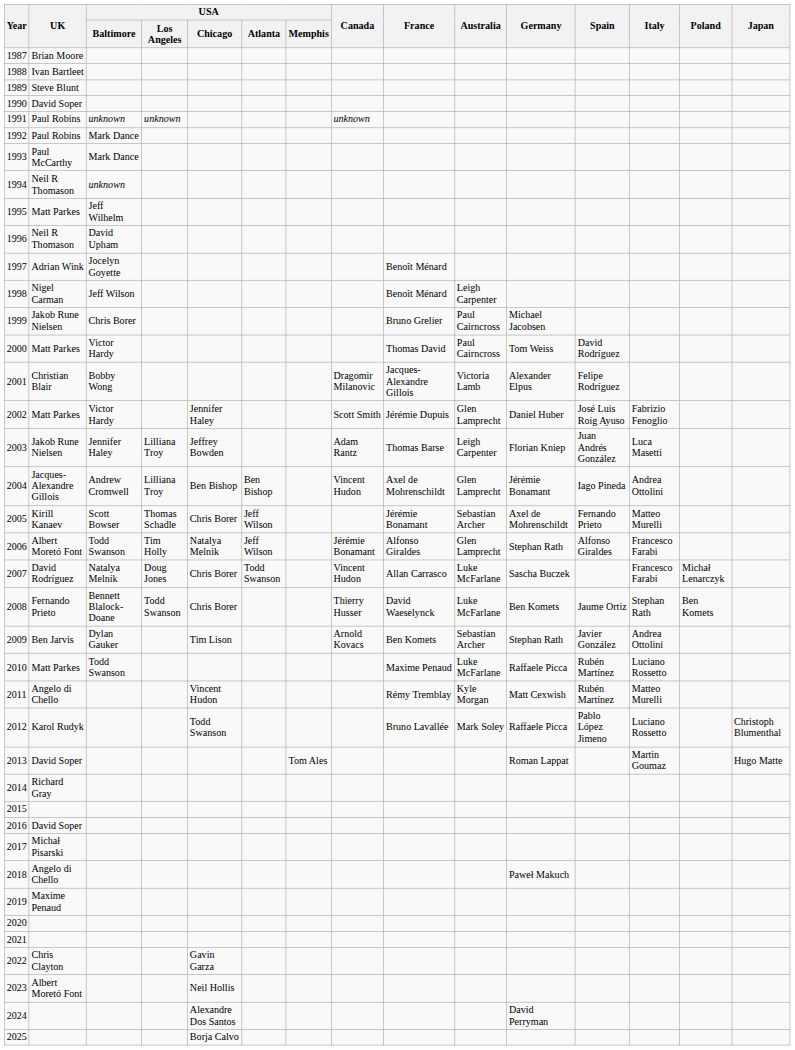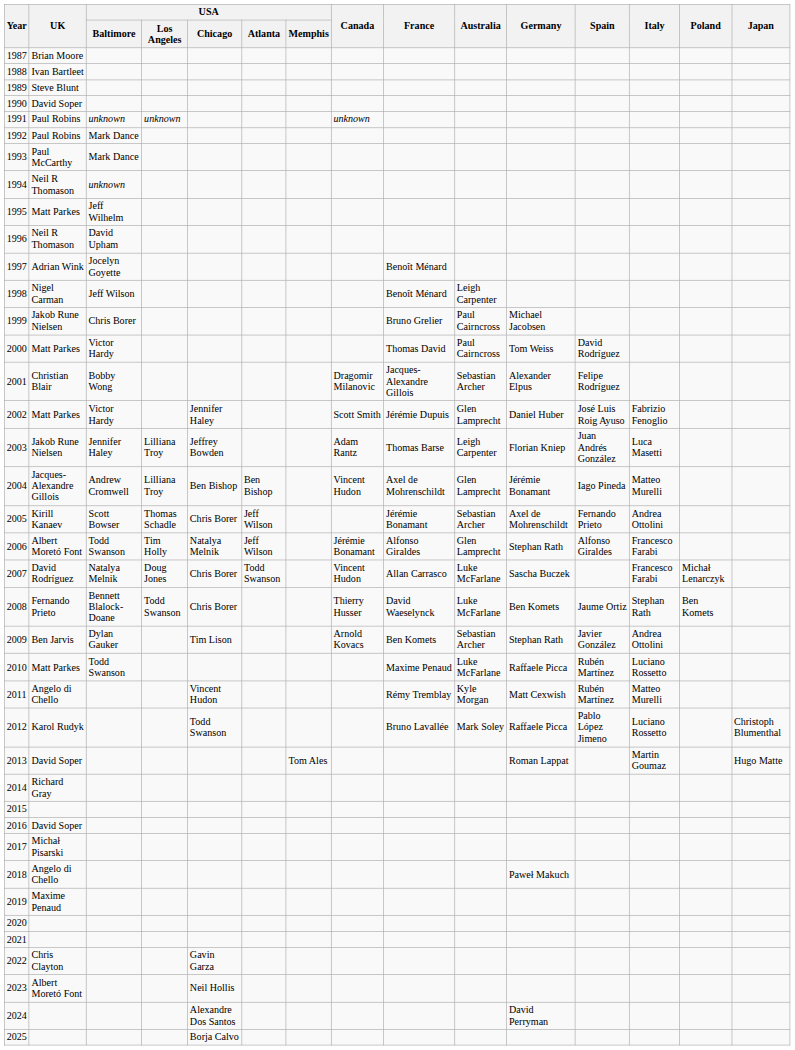(473, 381) Victoria Lamb -> (476, 381) Sebastian Archer
(647, 486) Andrea Ottolini -> (647, 486) Matteo Murelli
(647, 519) Matteo Murelli -> (647, 519) Andrea Ottolini
